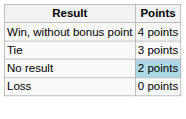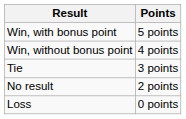+ row: (62, 31)
(158, 68) lightblue background -> (158, 86) no background
